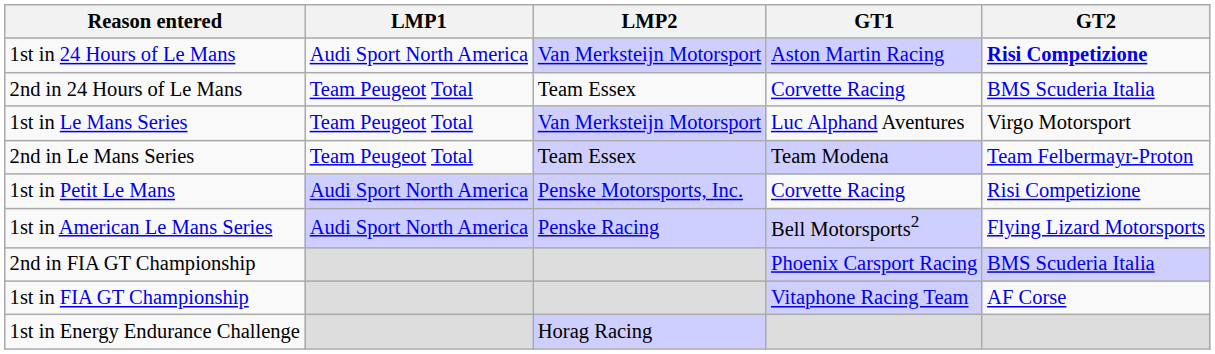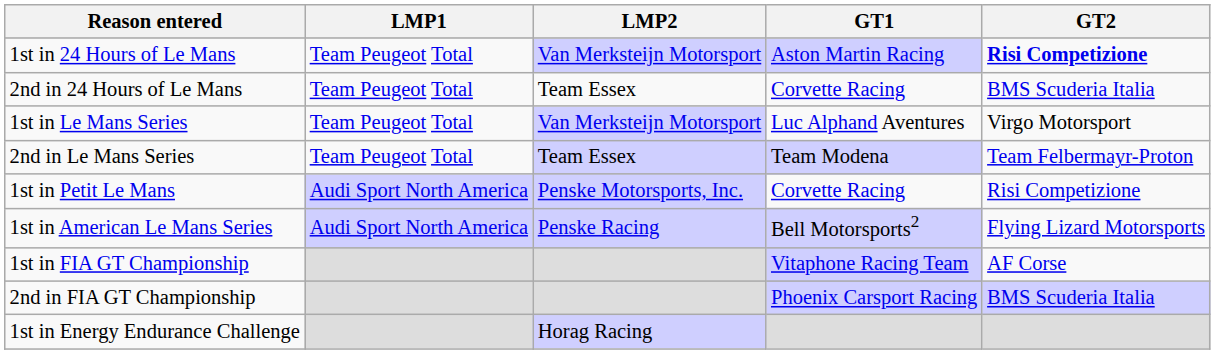(419, 54) Audi Sport North America -> (391, 54) Team Peugeot Total
rows swapped: (129, 297) <-> (133, 263)
